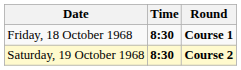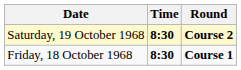rows swapped: (70, 34) <-> (76, 55)
